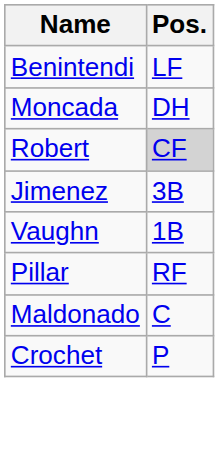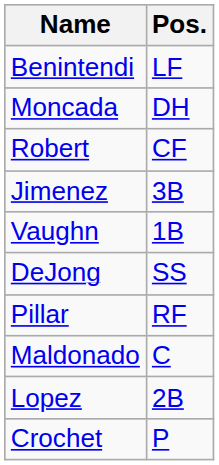(169, 149) lightgrey background -> (169, 149) no background
+ row: (56, 273)
+ row: (46, 397)
